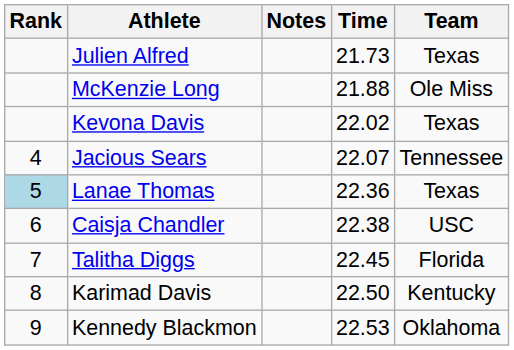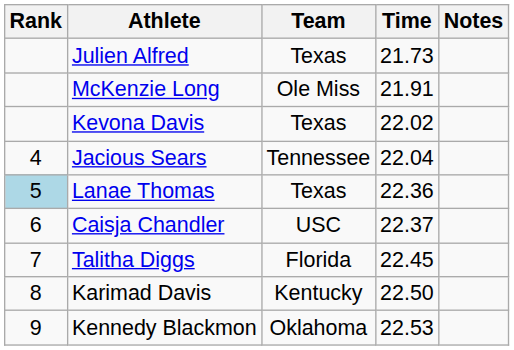columns swapped: (451, 21) <-> (296, 21)
(363, 89) 21.88 -> (407, 89) 21.91
(363, 157) 22.07 -> (407, 157) 22.04
(363, 225) 22.38 -> (407, 225) 22.37
